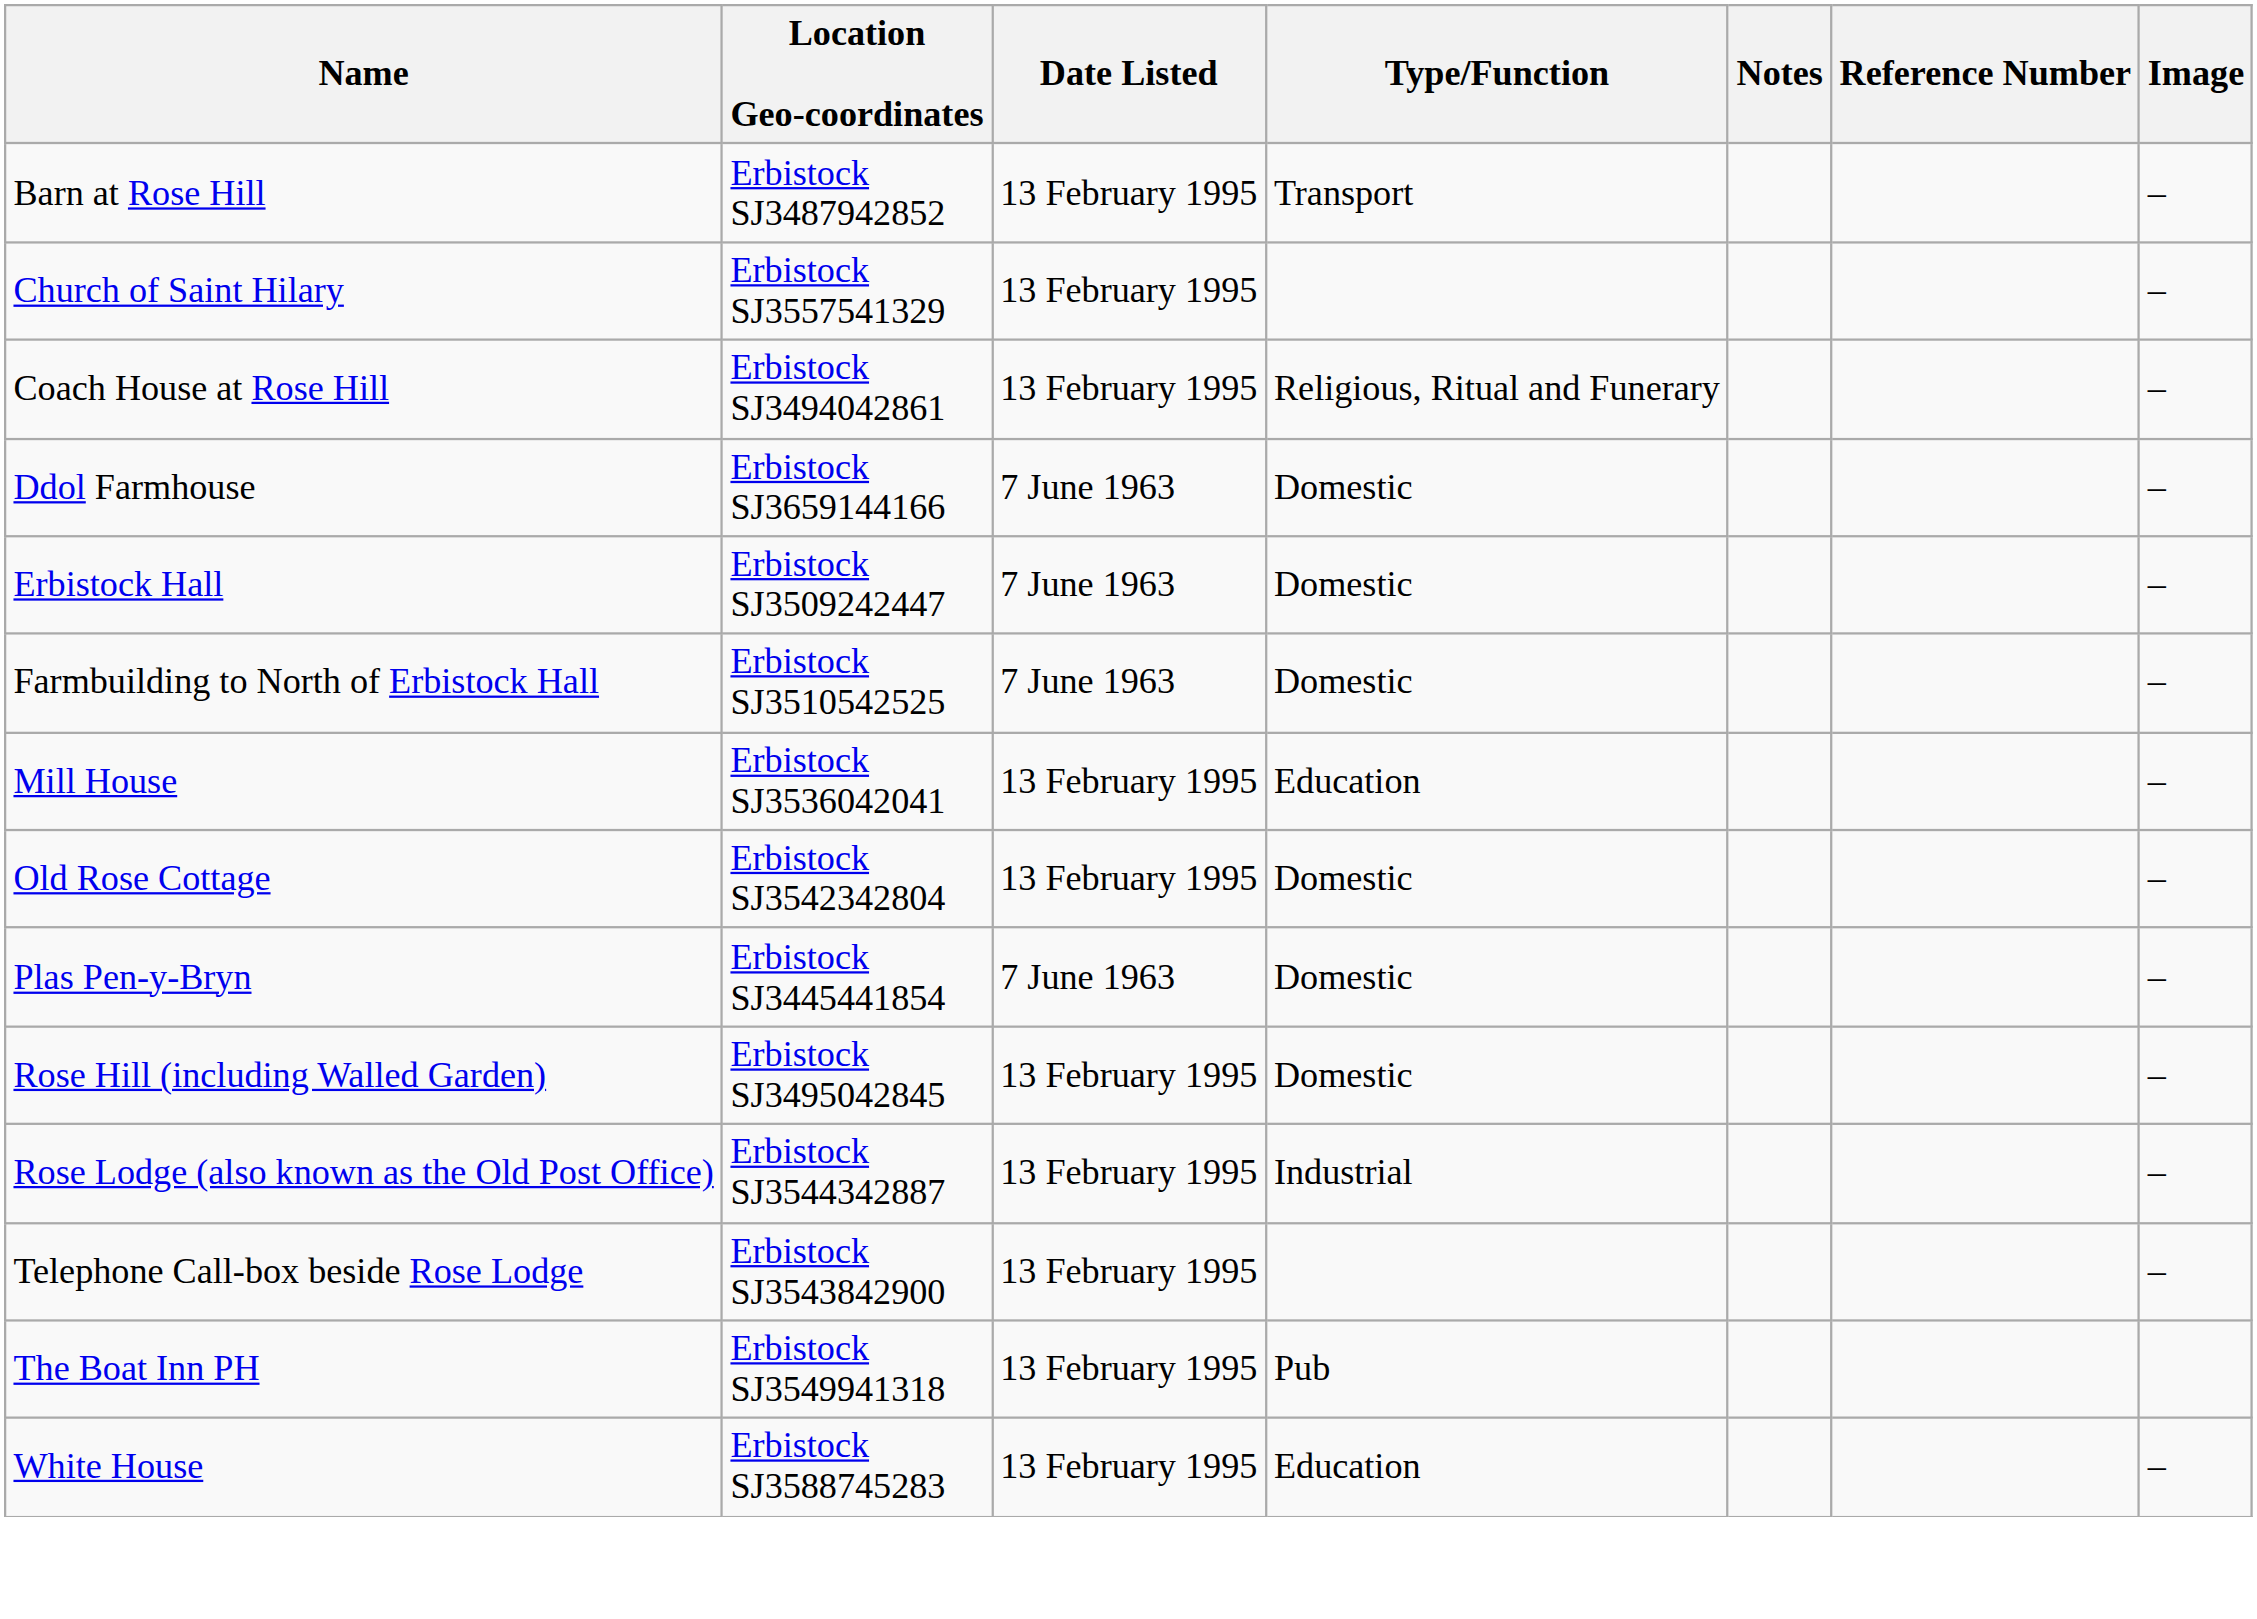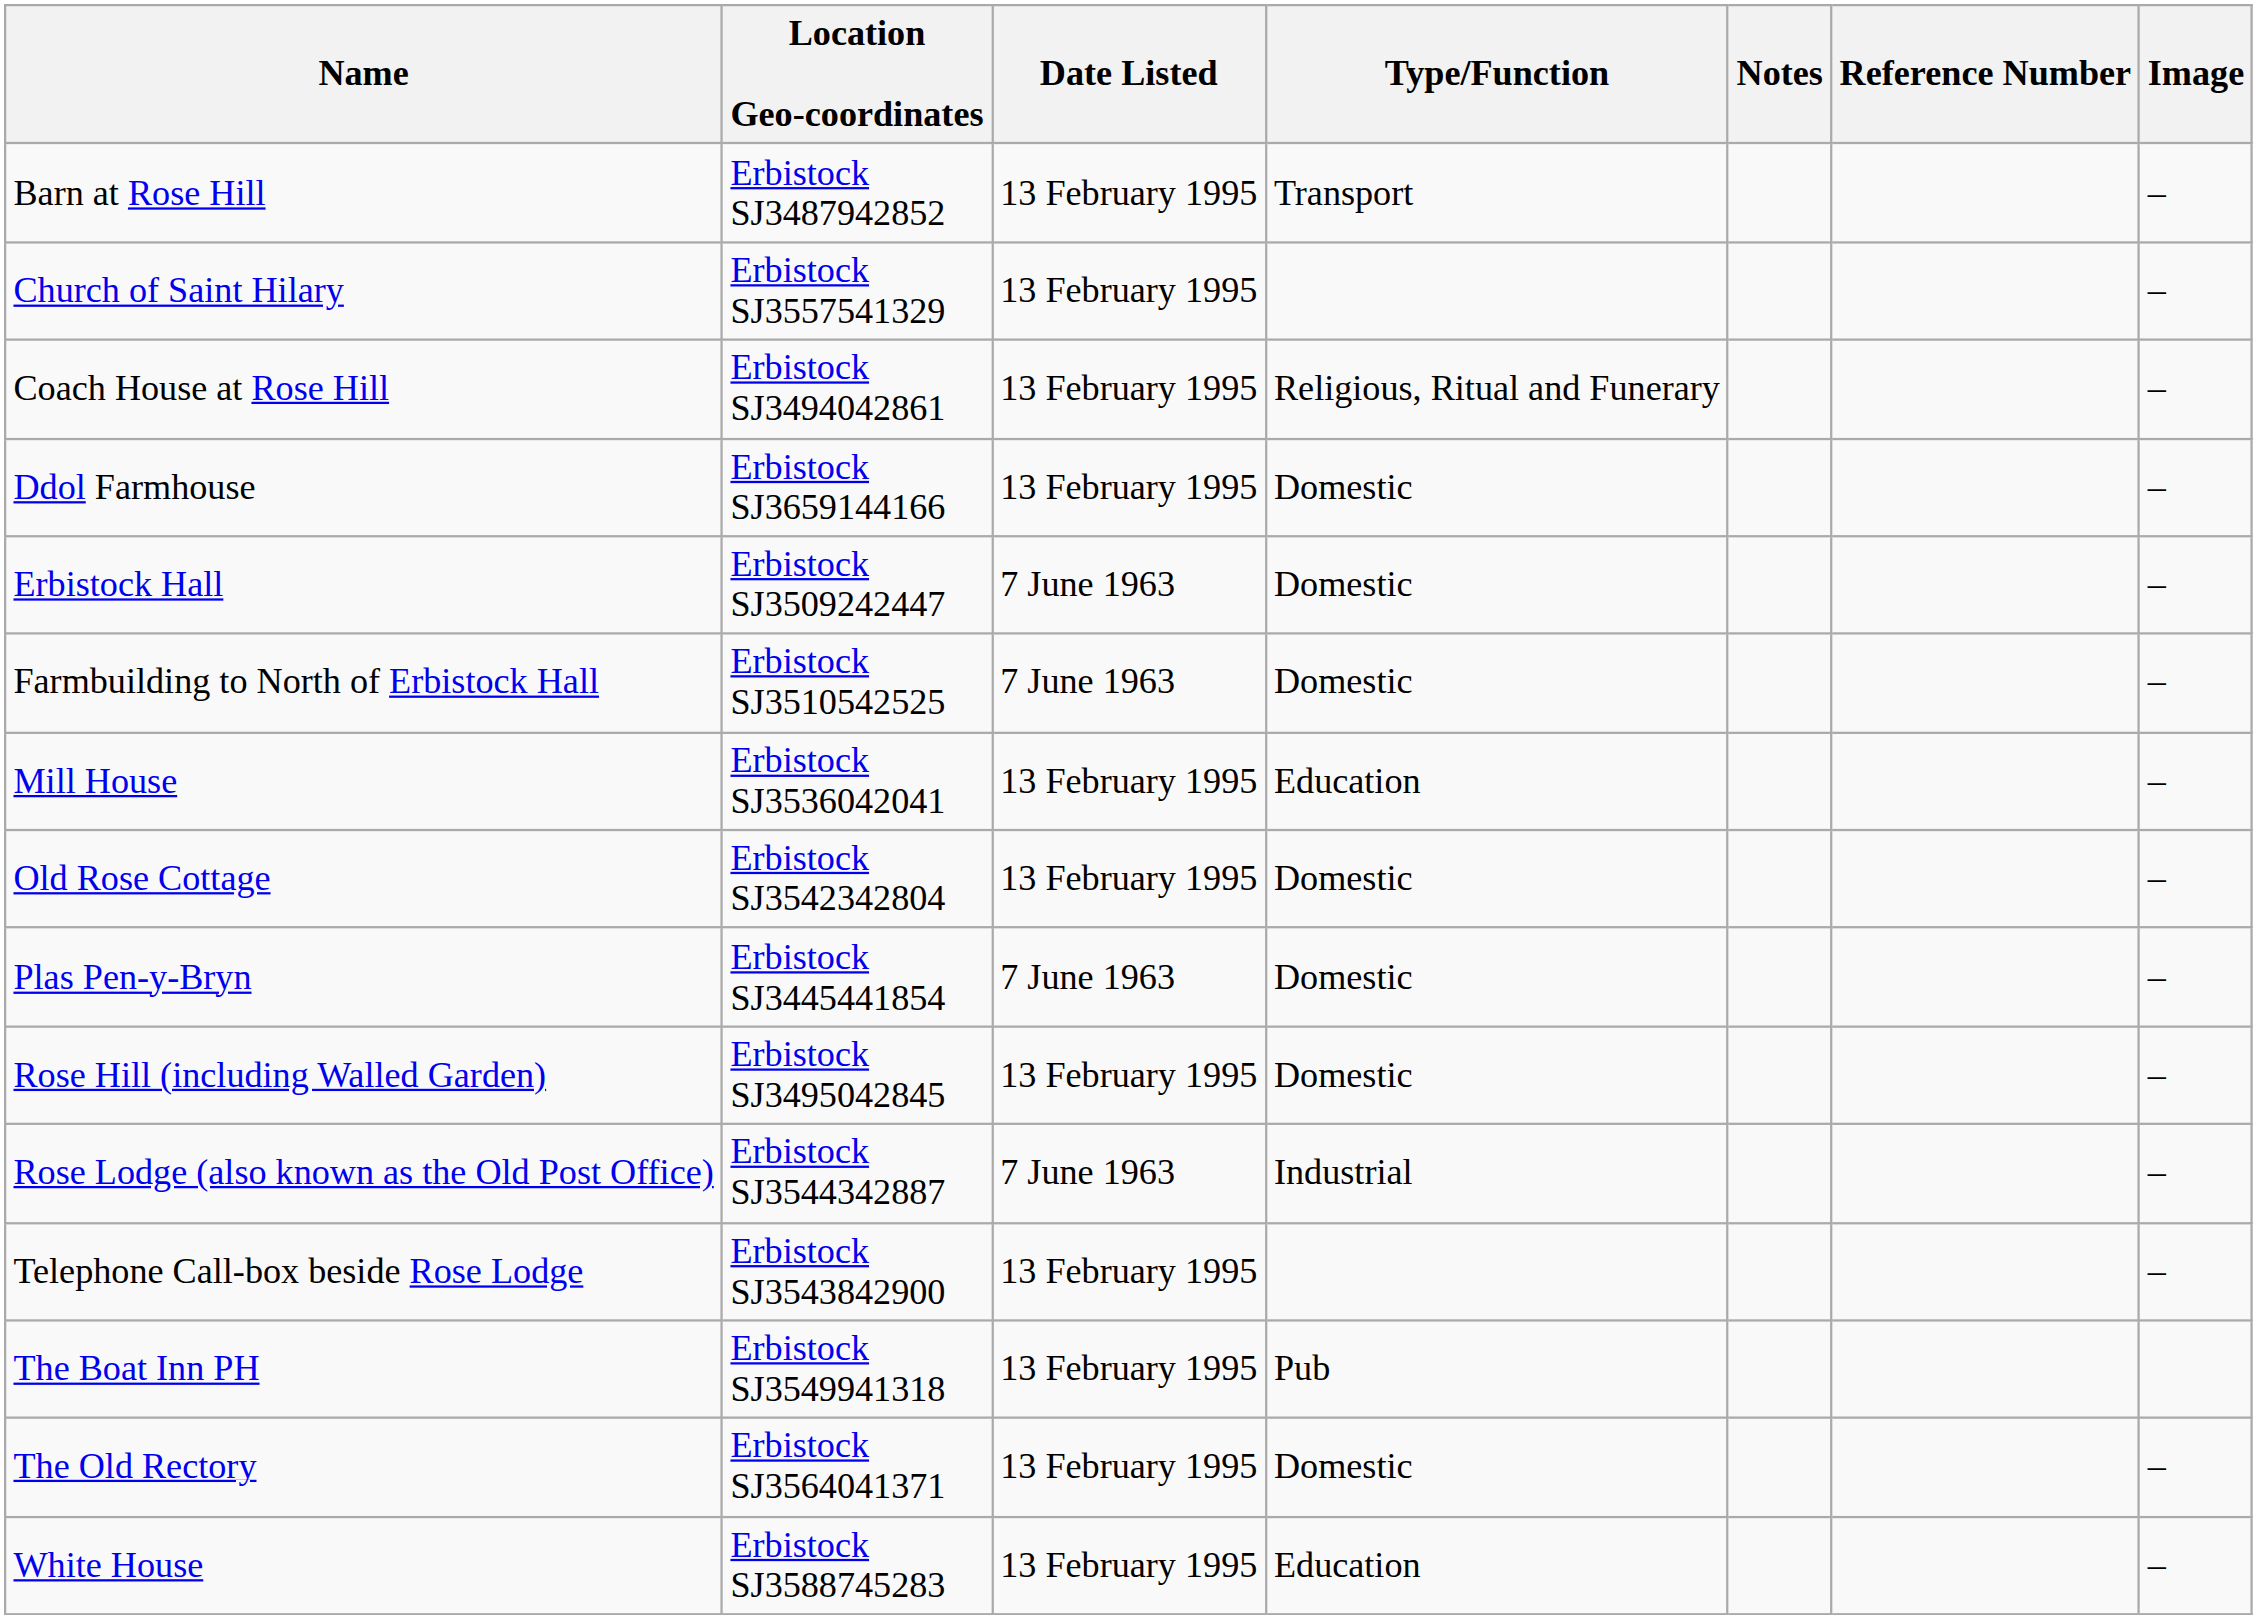(1088, 486) 7 June 1963 -> (1129, 486) 13 February 1995
(1129, 1172) 13 February 1995 -> (1088, 1172) 7 June 1963
+ row: (135, 1466)
